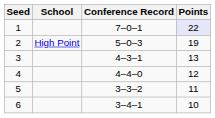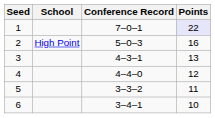(193, 43) 19 -> (193, 43) 16
